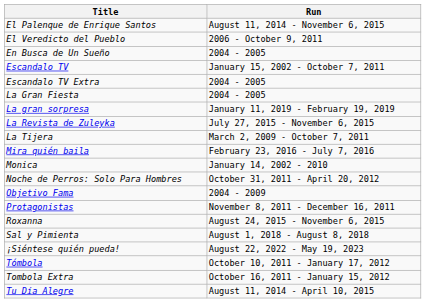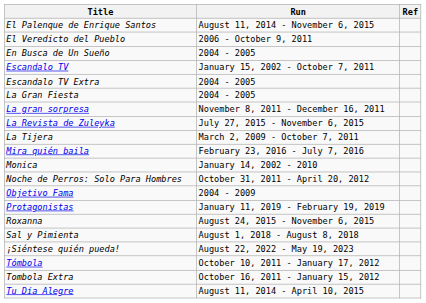+ column: (410, 11)
(302, 109) January 11, 2019 - February 19, 2019 -> (292, 109) November 8, 2011 - December 16, 2011
(302, 207) November 8, 2011 - December 16, 2011 -> (292, 207) January 11, 2019 - February 19, 2019
